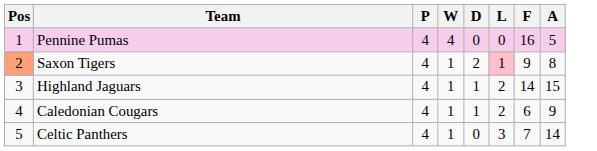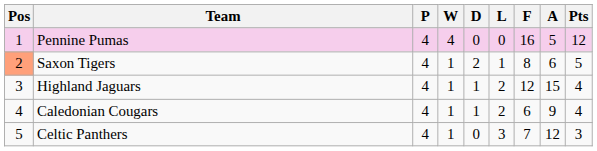+ column: (579, 16)
(502, 63) pink background -> (502, 63) no background
(527, 63) 9 -> (527, 63) 8
(553, 63) 8 -> (553, 63) 6
(527, 87) 14 -> (527, 87) 12
(553, 134) 14 -> (553, 134) 12
